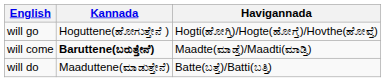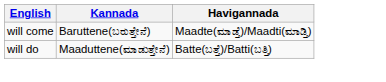- row: (23, 31)
(107, 49) bold -> (105, 31) normal
